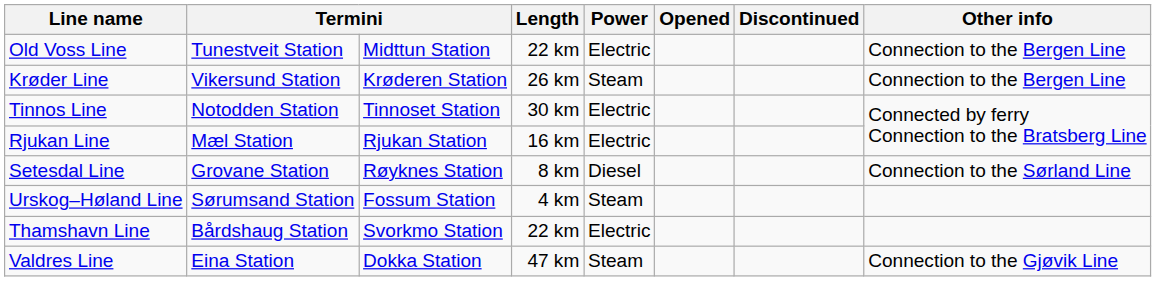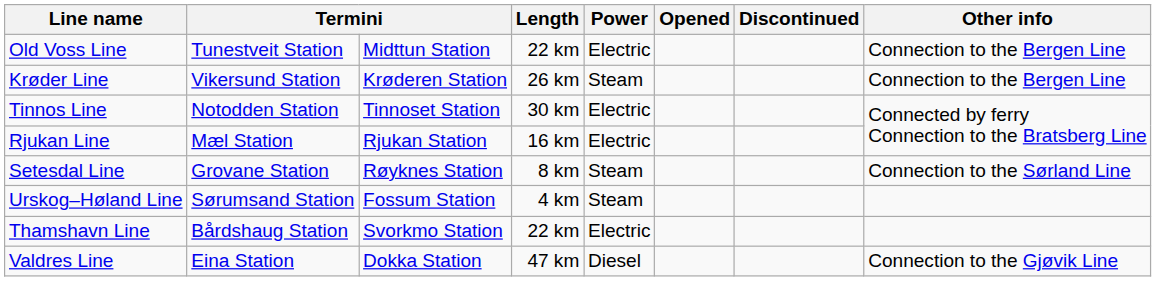(614, 170) Diesel -> (616, 170) Steam
(616, 261) Steam -> (614, 261) Diesel
